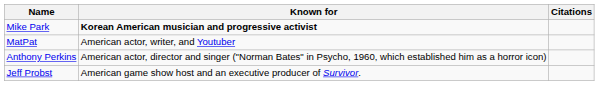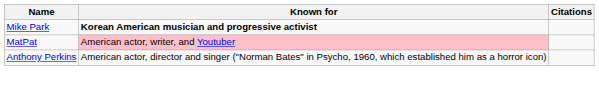(158, 42) no background -> (158, 42) pink background
- row: (29, 73)
